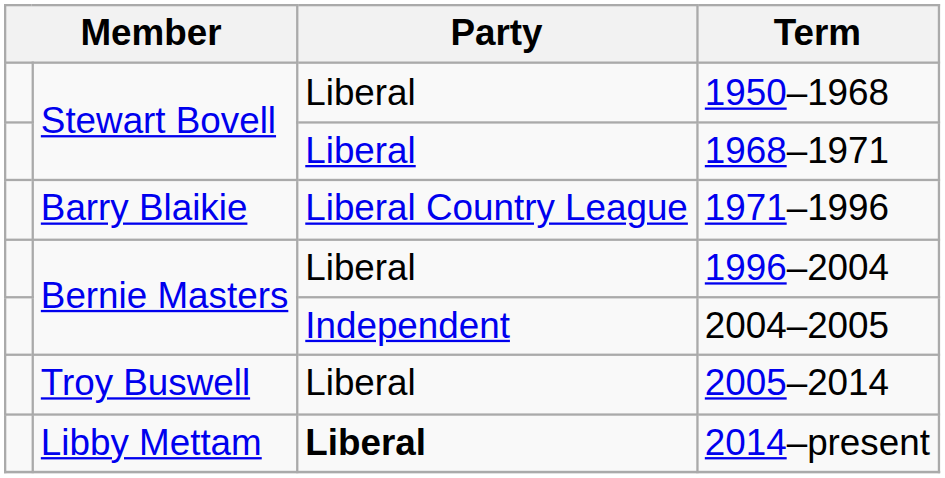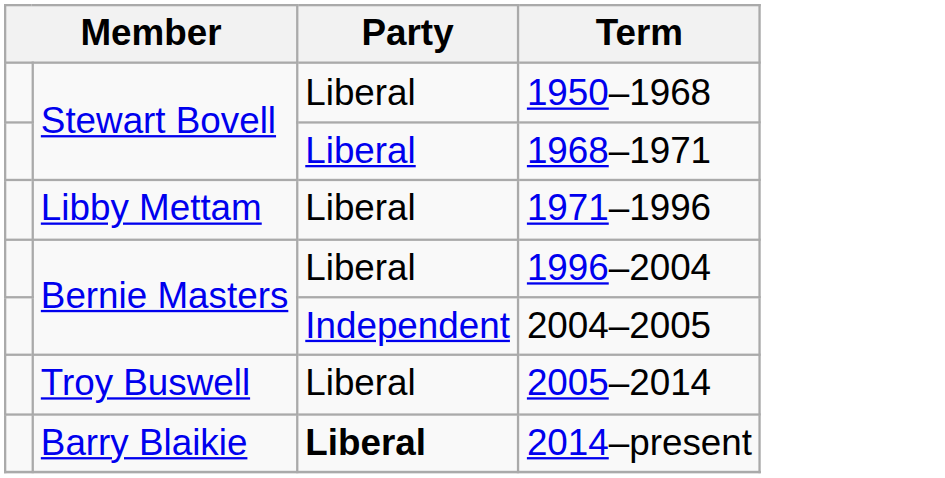(144, 208) Barry Blaikie -> (151, 208) Libby Mettam
(497, 208) Liberal Country League -> (360, 208) Liberal
(151, 442) Libby Mettam -> (144, 442) Barry Blaikie
